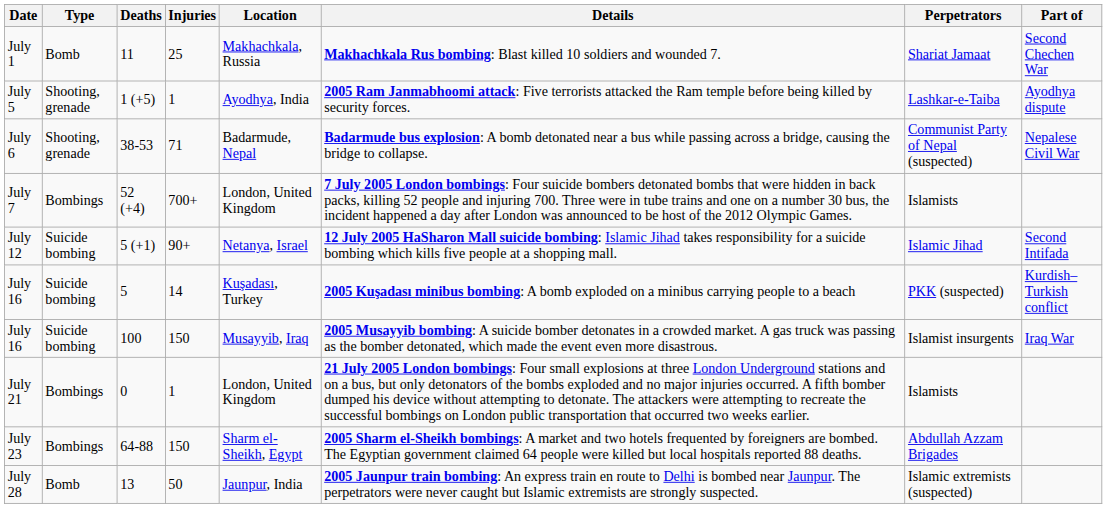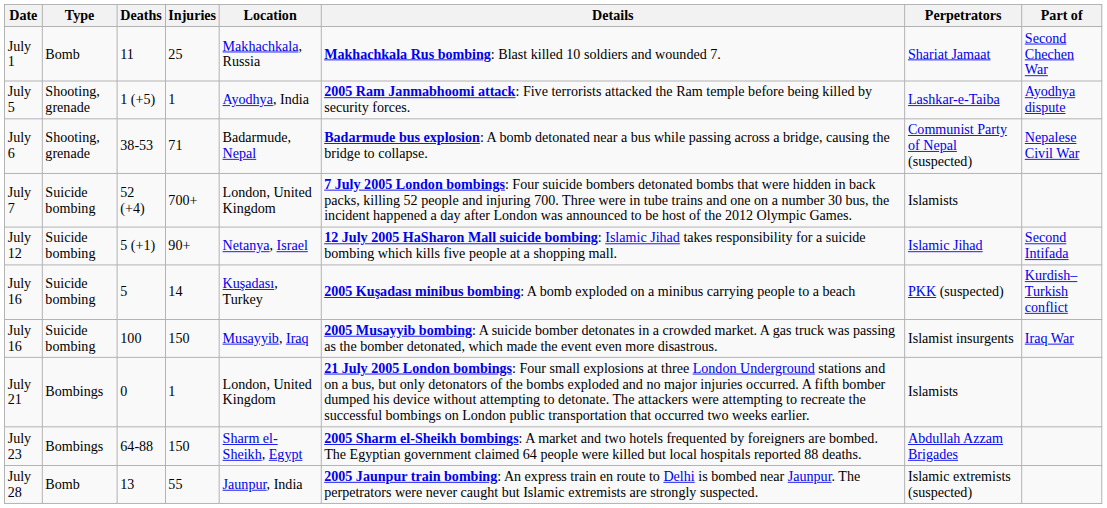(74, 200) Bombings -> (70, 200) Suicide bombing
(175, 484) 50 -> (175, 484) 55
